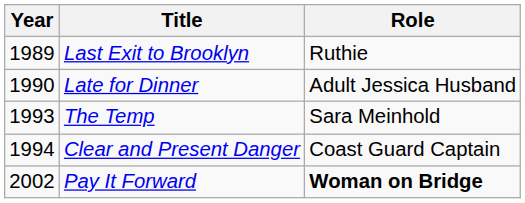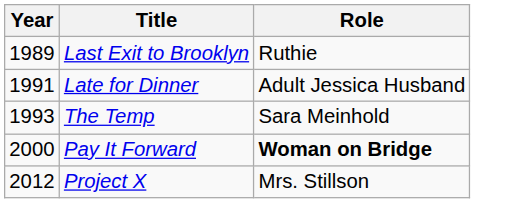(32, 85) 1990 -> (32, 85) 1991
- row: (182, 149)
(32, 181) 2002 -> (32, 149) 2000
+ row: (105, 181)
